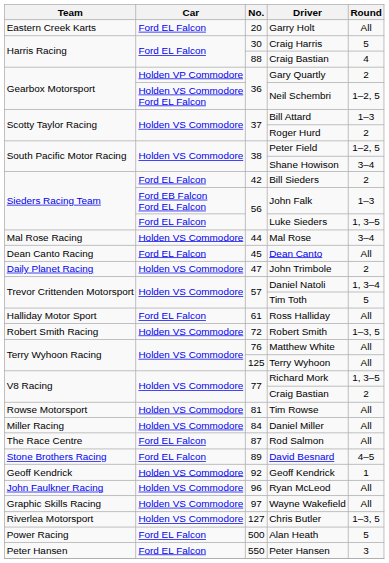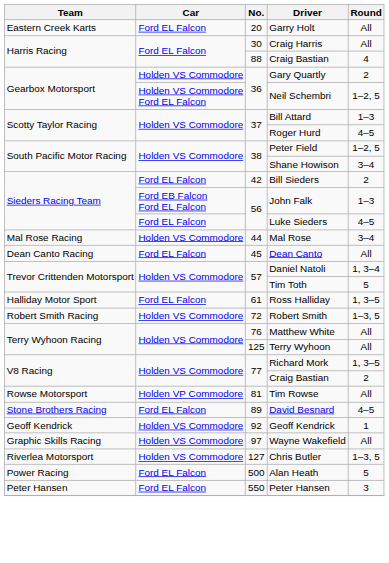(366, 43) 5 -> (366, 43) All
(191, 74) Holden VP Commodore -> (191, 74) Holden VS Commodore
(366, 132) 2 -> (366, 132) 4–5
(366, 221) 1, 3–5 -> (366, 221) 4–5
- row: (256, 268)
(366, 315) All -> (366, 300) 1, 3–5
(191, 409) Holden VS Commodore -> (191, 394) Holden VP Commodore
- row: (256, 425)
- row: (256, 441)
- row: (256, 488)
